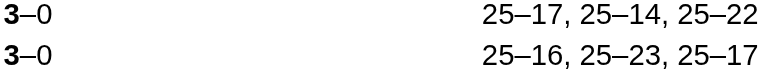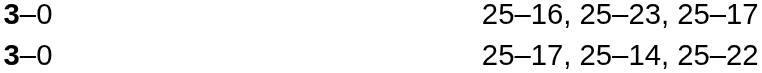rows swapped: (620, 14) <-> (620, 55)
